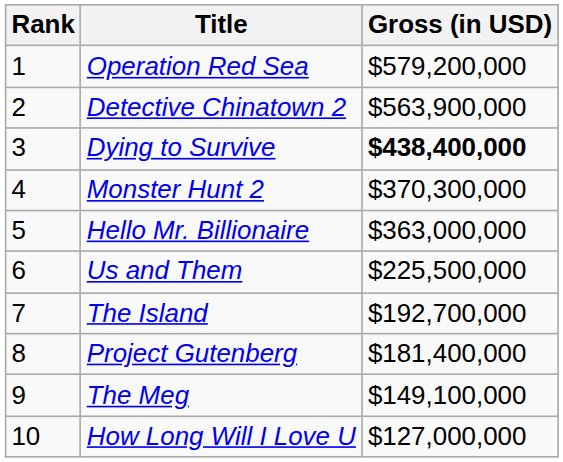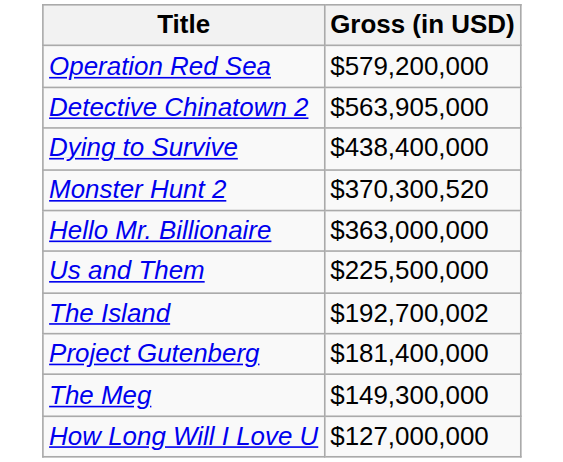- column: (43, 25)
(447, 107) $563,900,000 -> (409, 107) $563,905,000
(447, 148) bold -> (409, 148) normal
(447, 189) $370,300,000 -> (409, 189) $370,300,520
(447, 312) $192,700,000 -> (409, 312) $192,700,002
(447, 395) $149,100,000 -> (409, 395) $149,300,000
